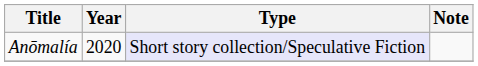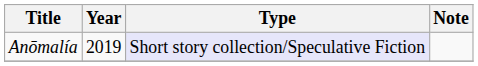(104, 46) 2020 -> (104, 46) 2019
